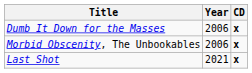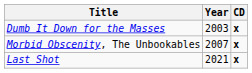(217, 28) 2006 -> (217, 28) 2003
(217, 44) 2006 -> (217, 44) 2007
